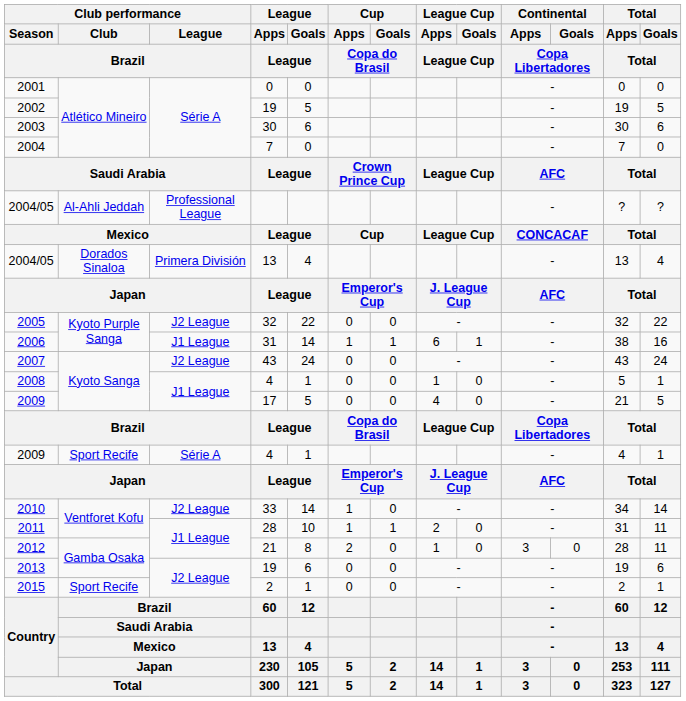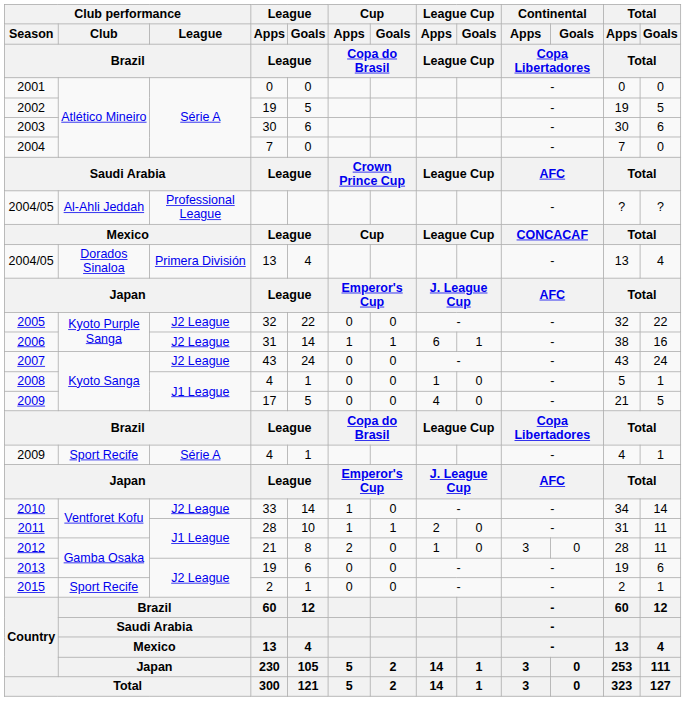(200, 341) J1 League -> (200, 341) J2 League
